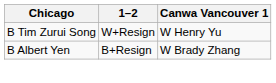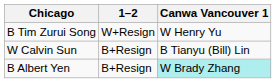+ row: (42, 50)
(200, 50) no background -> (200, 68) paleturquoise background
